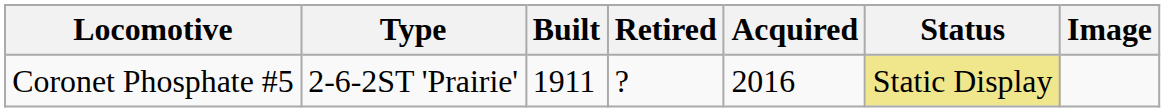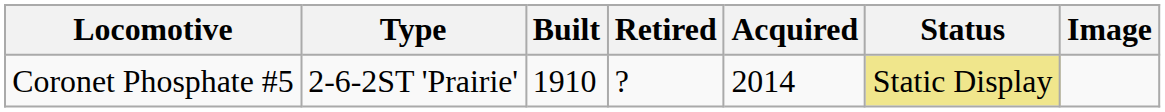(564, 80) 1911 -> (565, 80) 1910
(763, 80) 2016 -> (763, 80) 2014
